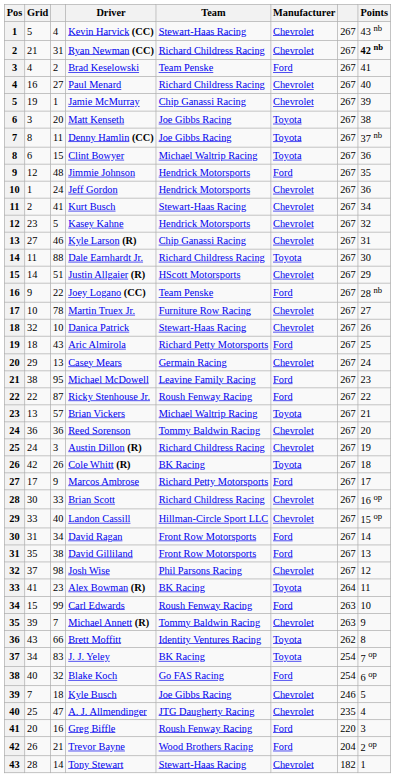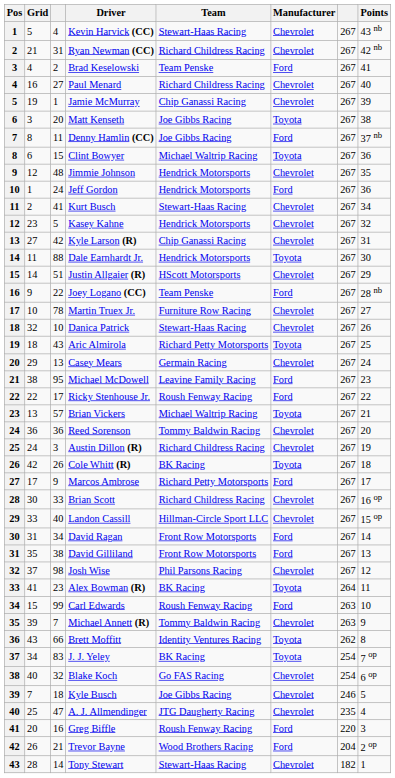(372, 50) bold -> (371, 50) normal
(287, 137) Toyota -> (283, 137) Ford
(283, 172) Ford -> (293, 172) Chevrolet
(293, 189) Chevrolet -> (283, 189) Ford
(58, 241) 46 -> (58, 241) 42
(212, 258) Richard Childress Racing -> (204, 258) Hendrick Motorsports
(283, 345) Ford -> (287, 345) Toyota
(58, 396) 87 -> (58, 396) 17
(283, 676) Ford -> (293, 676) Chevrolet
